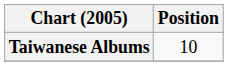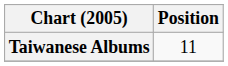(188, 46) 10 -> (188, 46) 11
